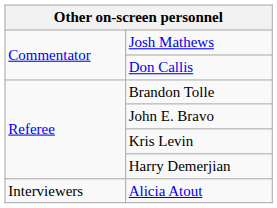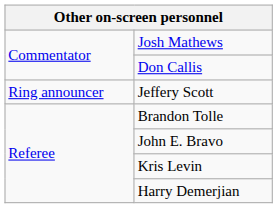+ row: (176, 91)
- row: (166, 190)
